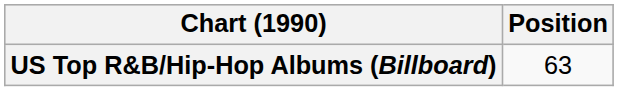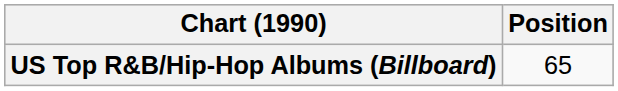(558, 64) 63 -> (558, 64) 65
